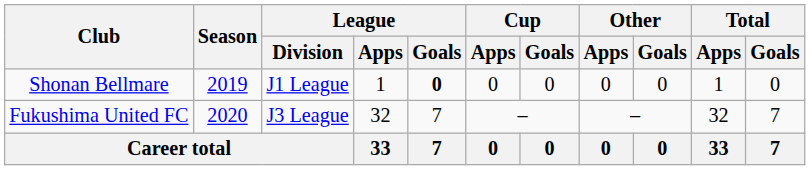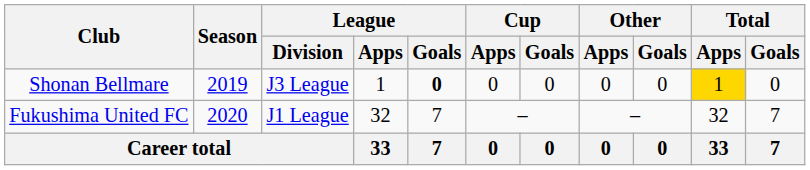(308, 84) J1 League -> (308, 84) J3 League
(719, 84) no background -> (719, 84) gold background
(308, 116) J3 League -> (308, 116) J1 League
